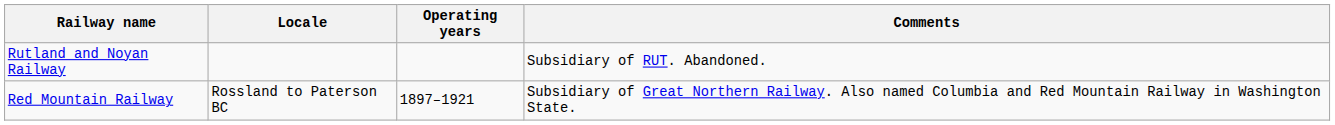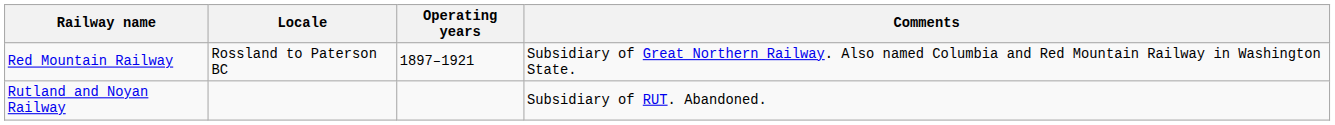rows swapped: (91, 100) <-> (78, 62)
